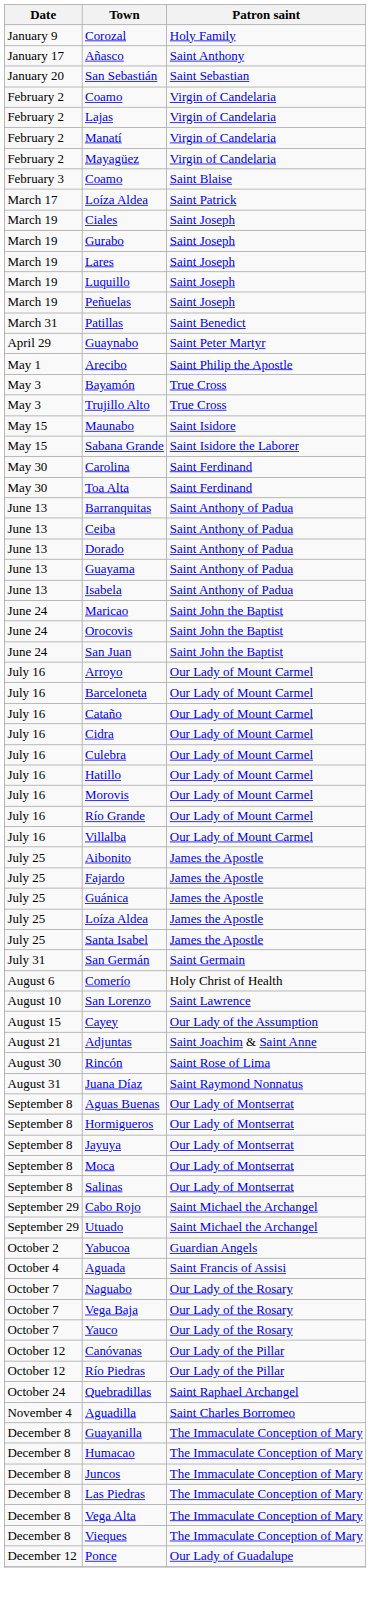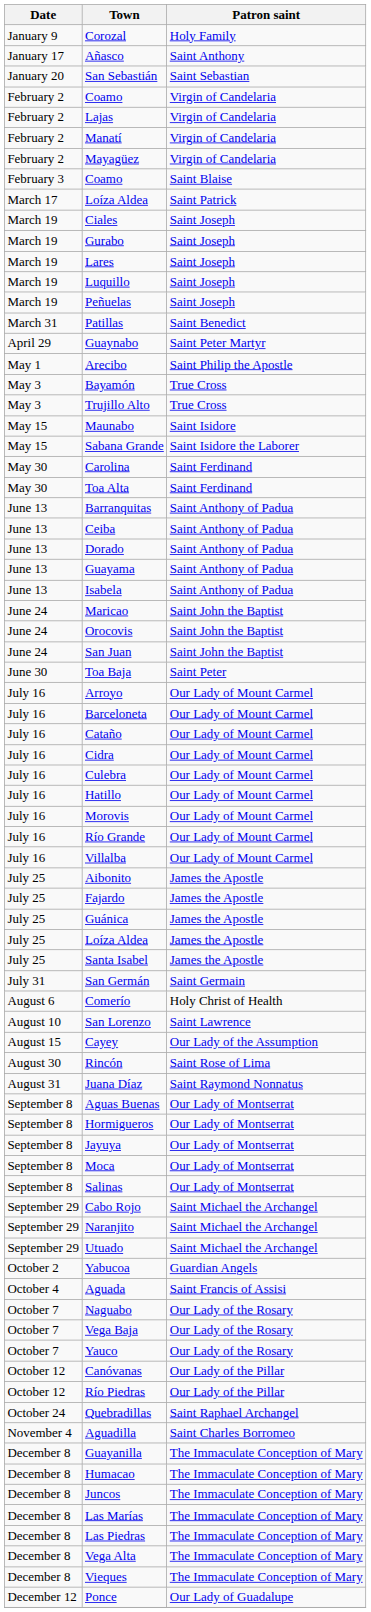+ row: (108, 672)
- row: (108, 1042)
+ row: (109, 1227)
+ row: (114, 1515)
